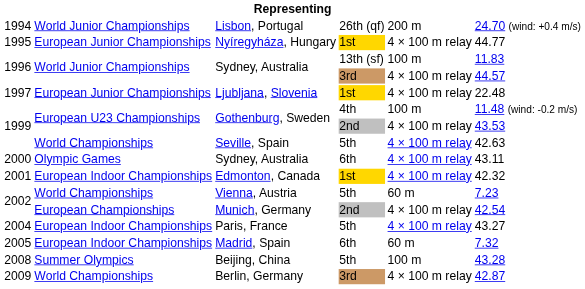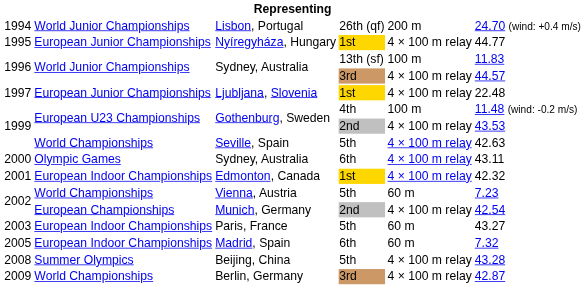(18, 226) 2004 -> (18, 226) 2003
(430, 226) 4 × 100 m relay -> (401, 226) 60 m
(404, 260) 100 m -> (430, 260) 4 × 100 m relay
